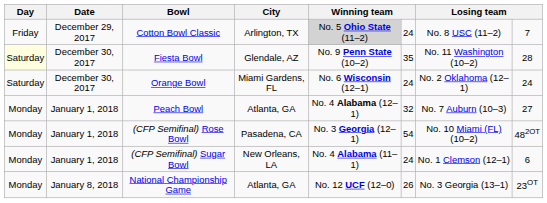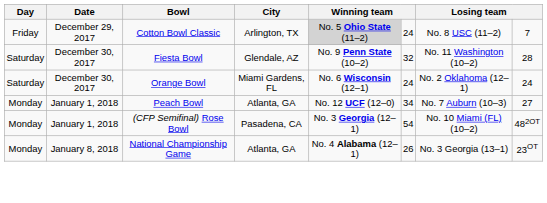(25, 58) lightyellow background -> (25, 58) no background
(408, 58) 35 -> (408, 58) 32
(355, 109) No. 4 Alabama (12–1) -> (355, 103) No. 12 UCF (12–0)
(408, 109) 32 -> (408, 103) 34
- row: (178, 159)
(355, 185) No. 12 UCF (12–0) -> (355, 149) No. 4 Alabama (12–1)
